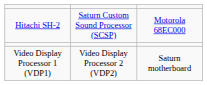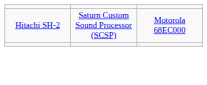- row: (38, 63)
